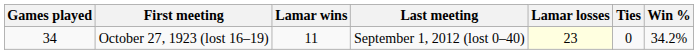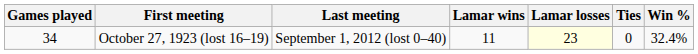columns swapped: (439, 15) <-> (311, 15)
(669, 37) 34.2% -> (669, 37) 32.4%
